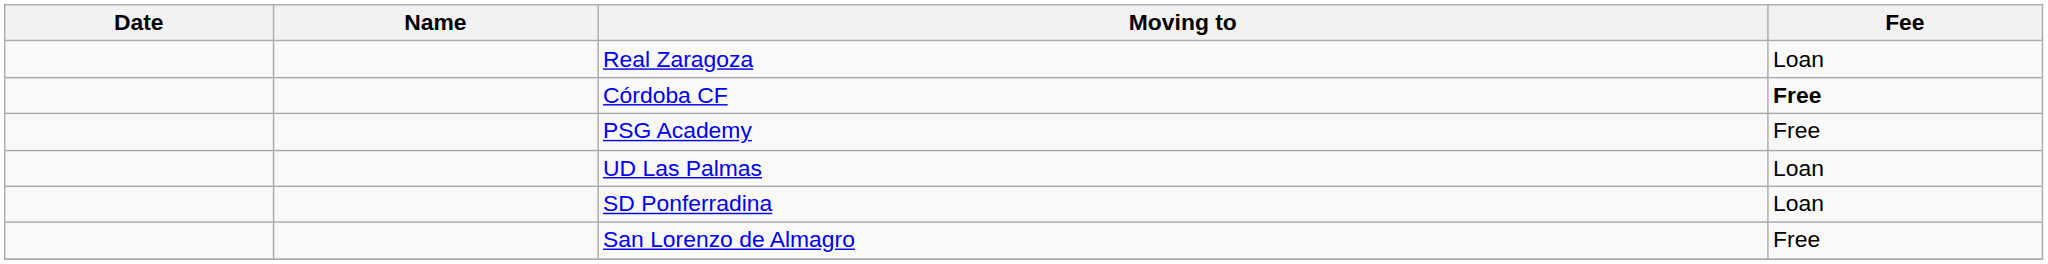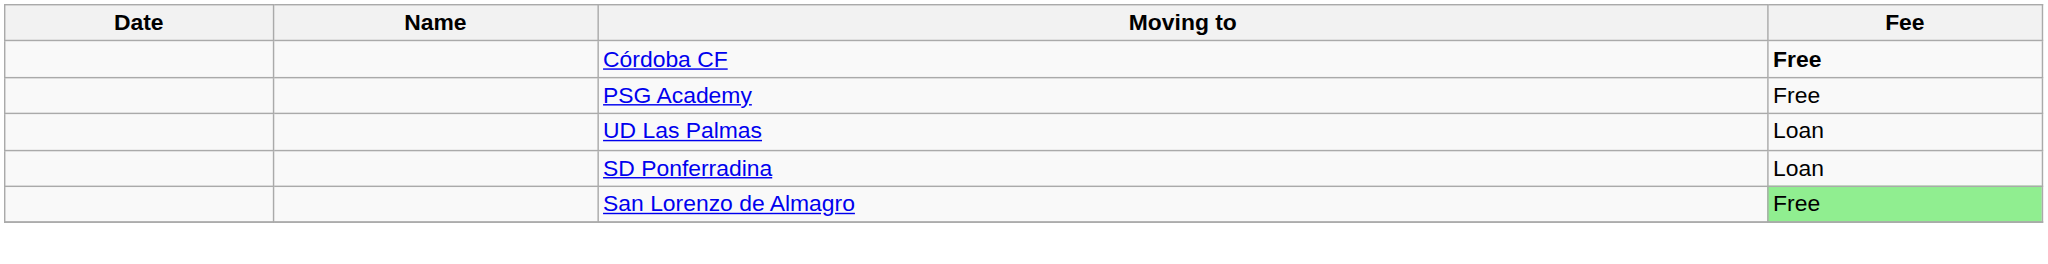- row: (678, 58)
(1797, 240) no background -> (1797, 204) lightgreen background
